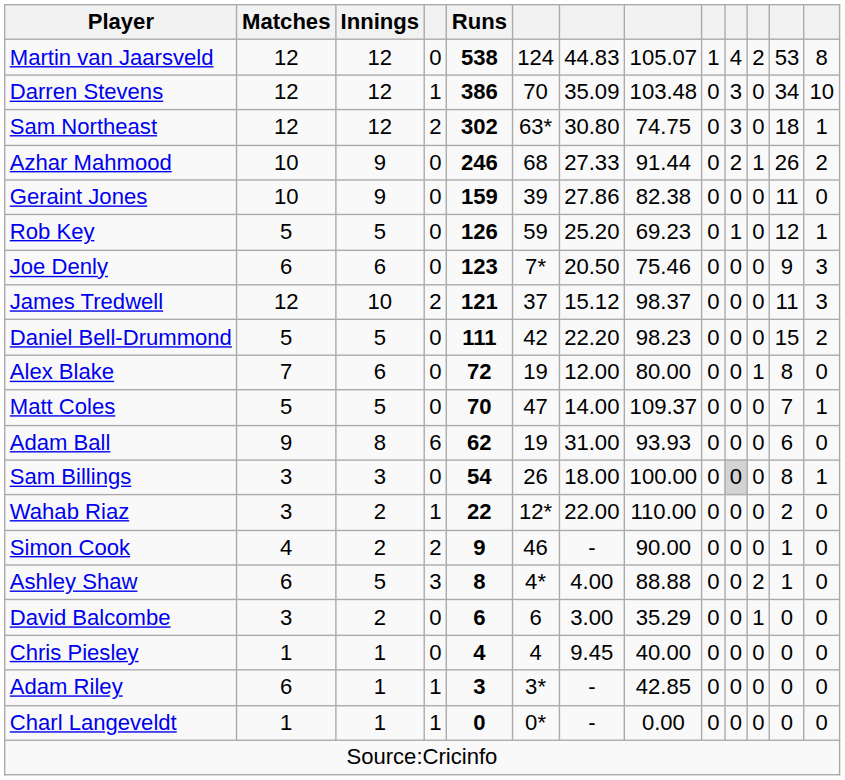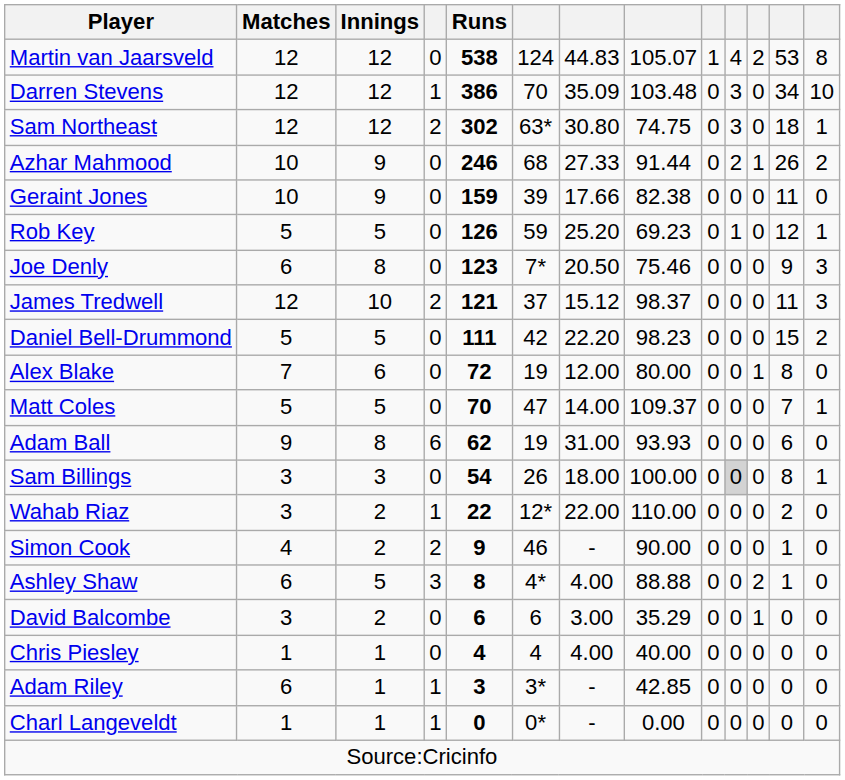(592, 197) 27.86 -> (592, 197) 17.66
(380, 267) 6 -> (380, 267) 8
(592, 652) 9.45 -> (592, 652) 4.00
